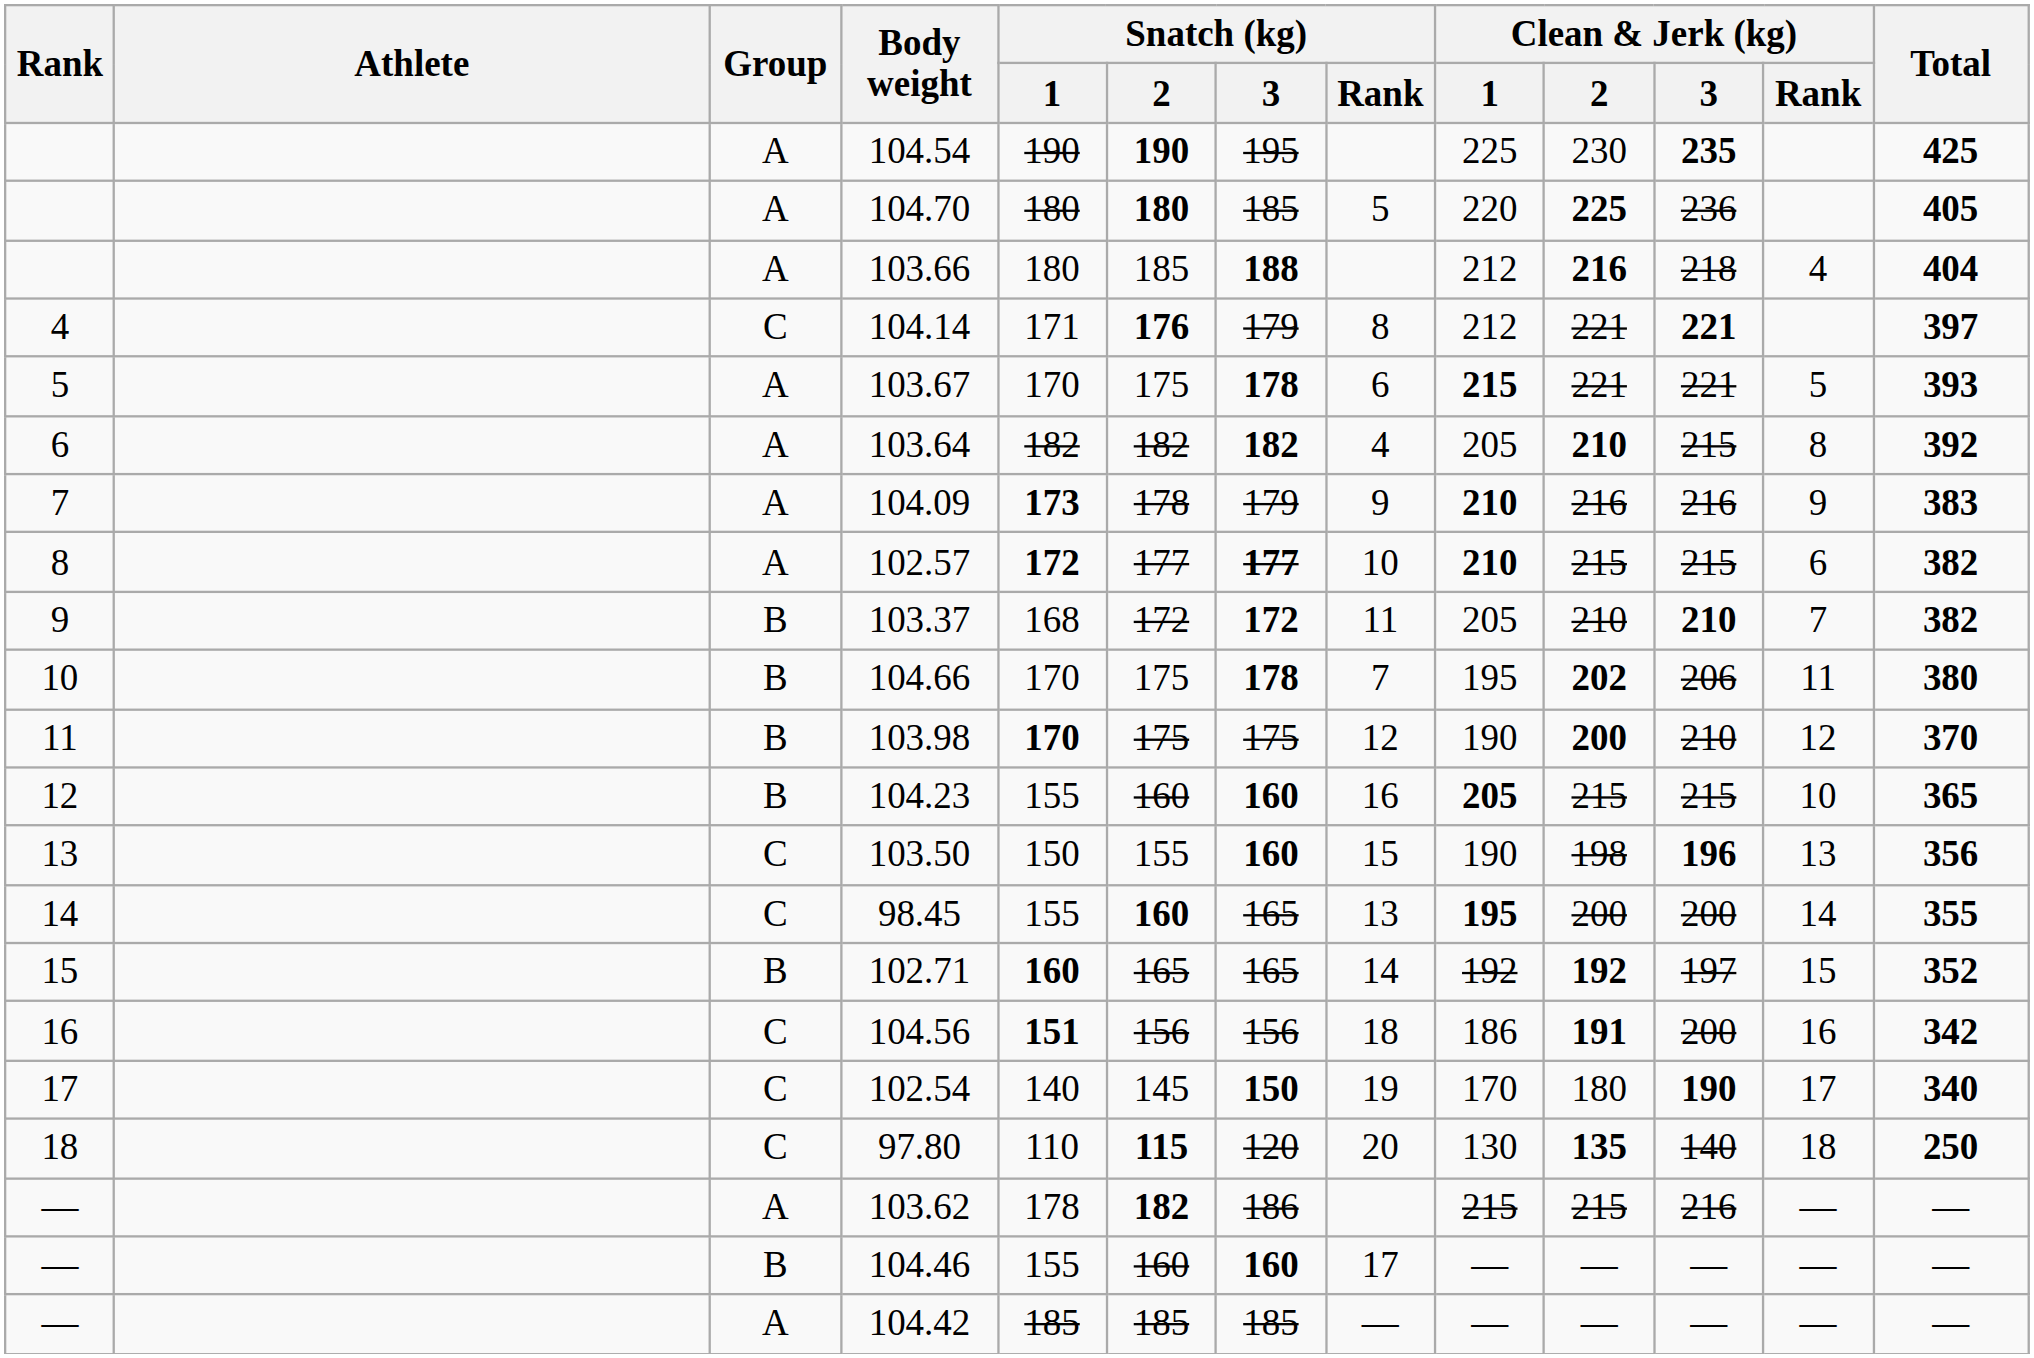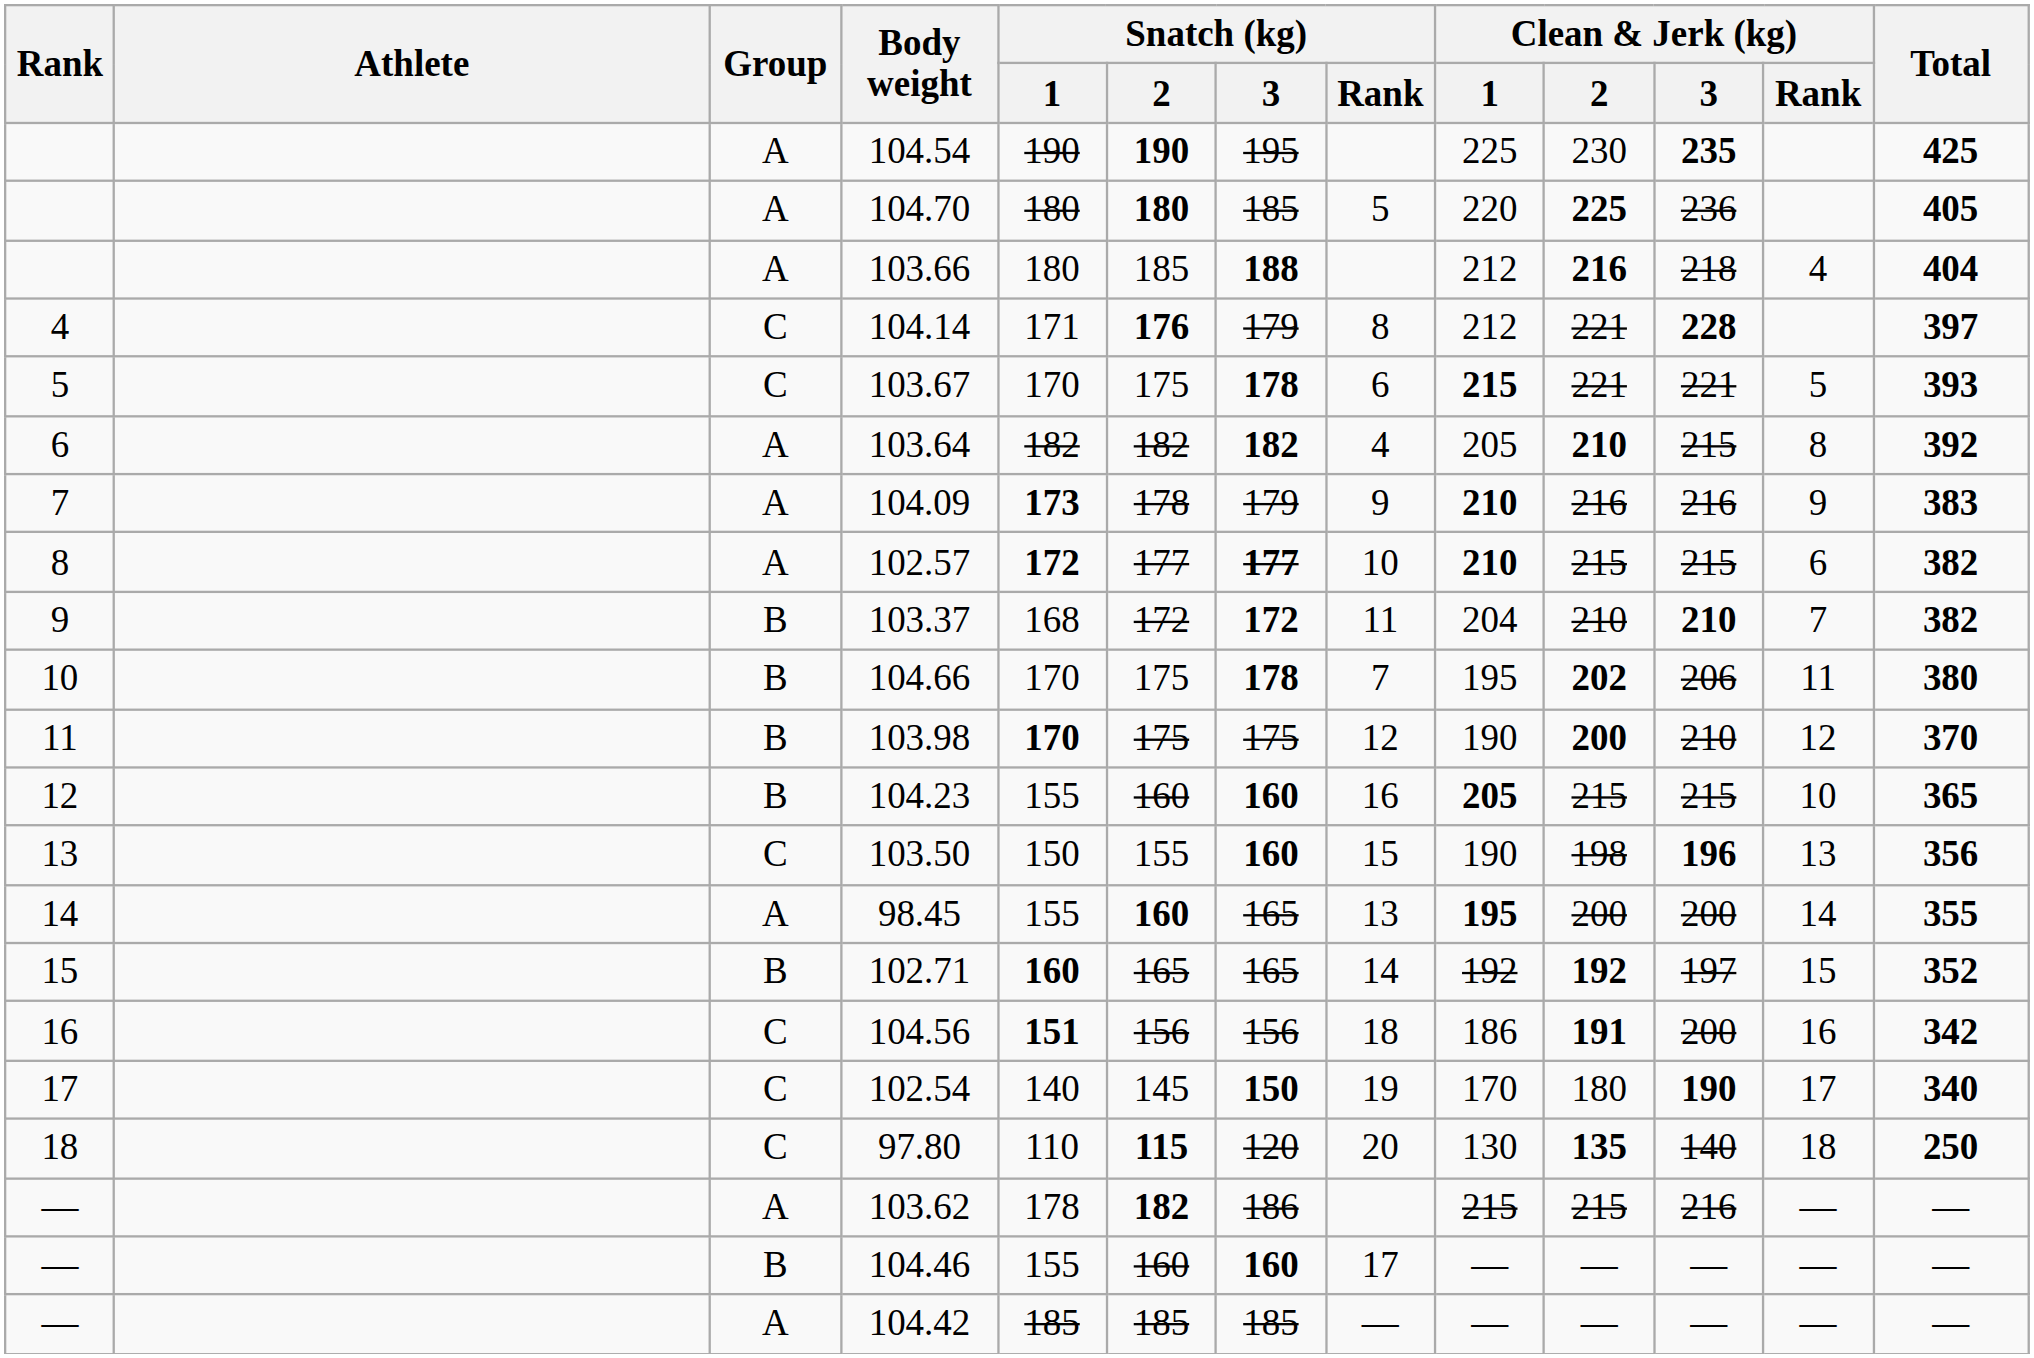(1709, 326) 221 -> (1709, 326) 228
(775, 385) A -> (775, 385) C
(1490, 619) 205 -> (1490, 619) 204
(775, 913) C -> (775, 913) A
